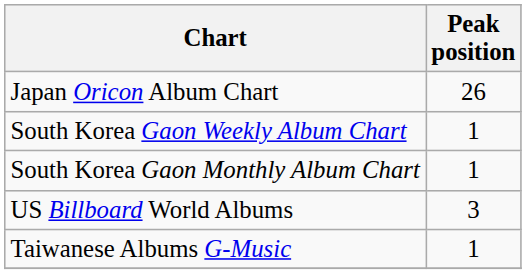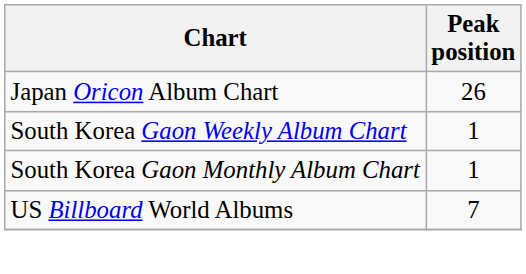(473, 209) 3 -> (473, 209) 7
- row: (151, 248)
